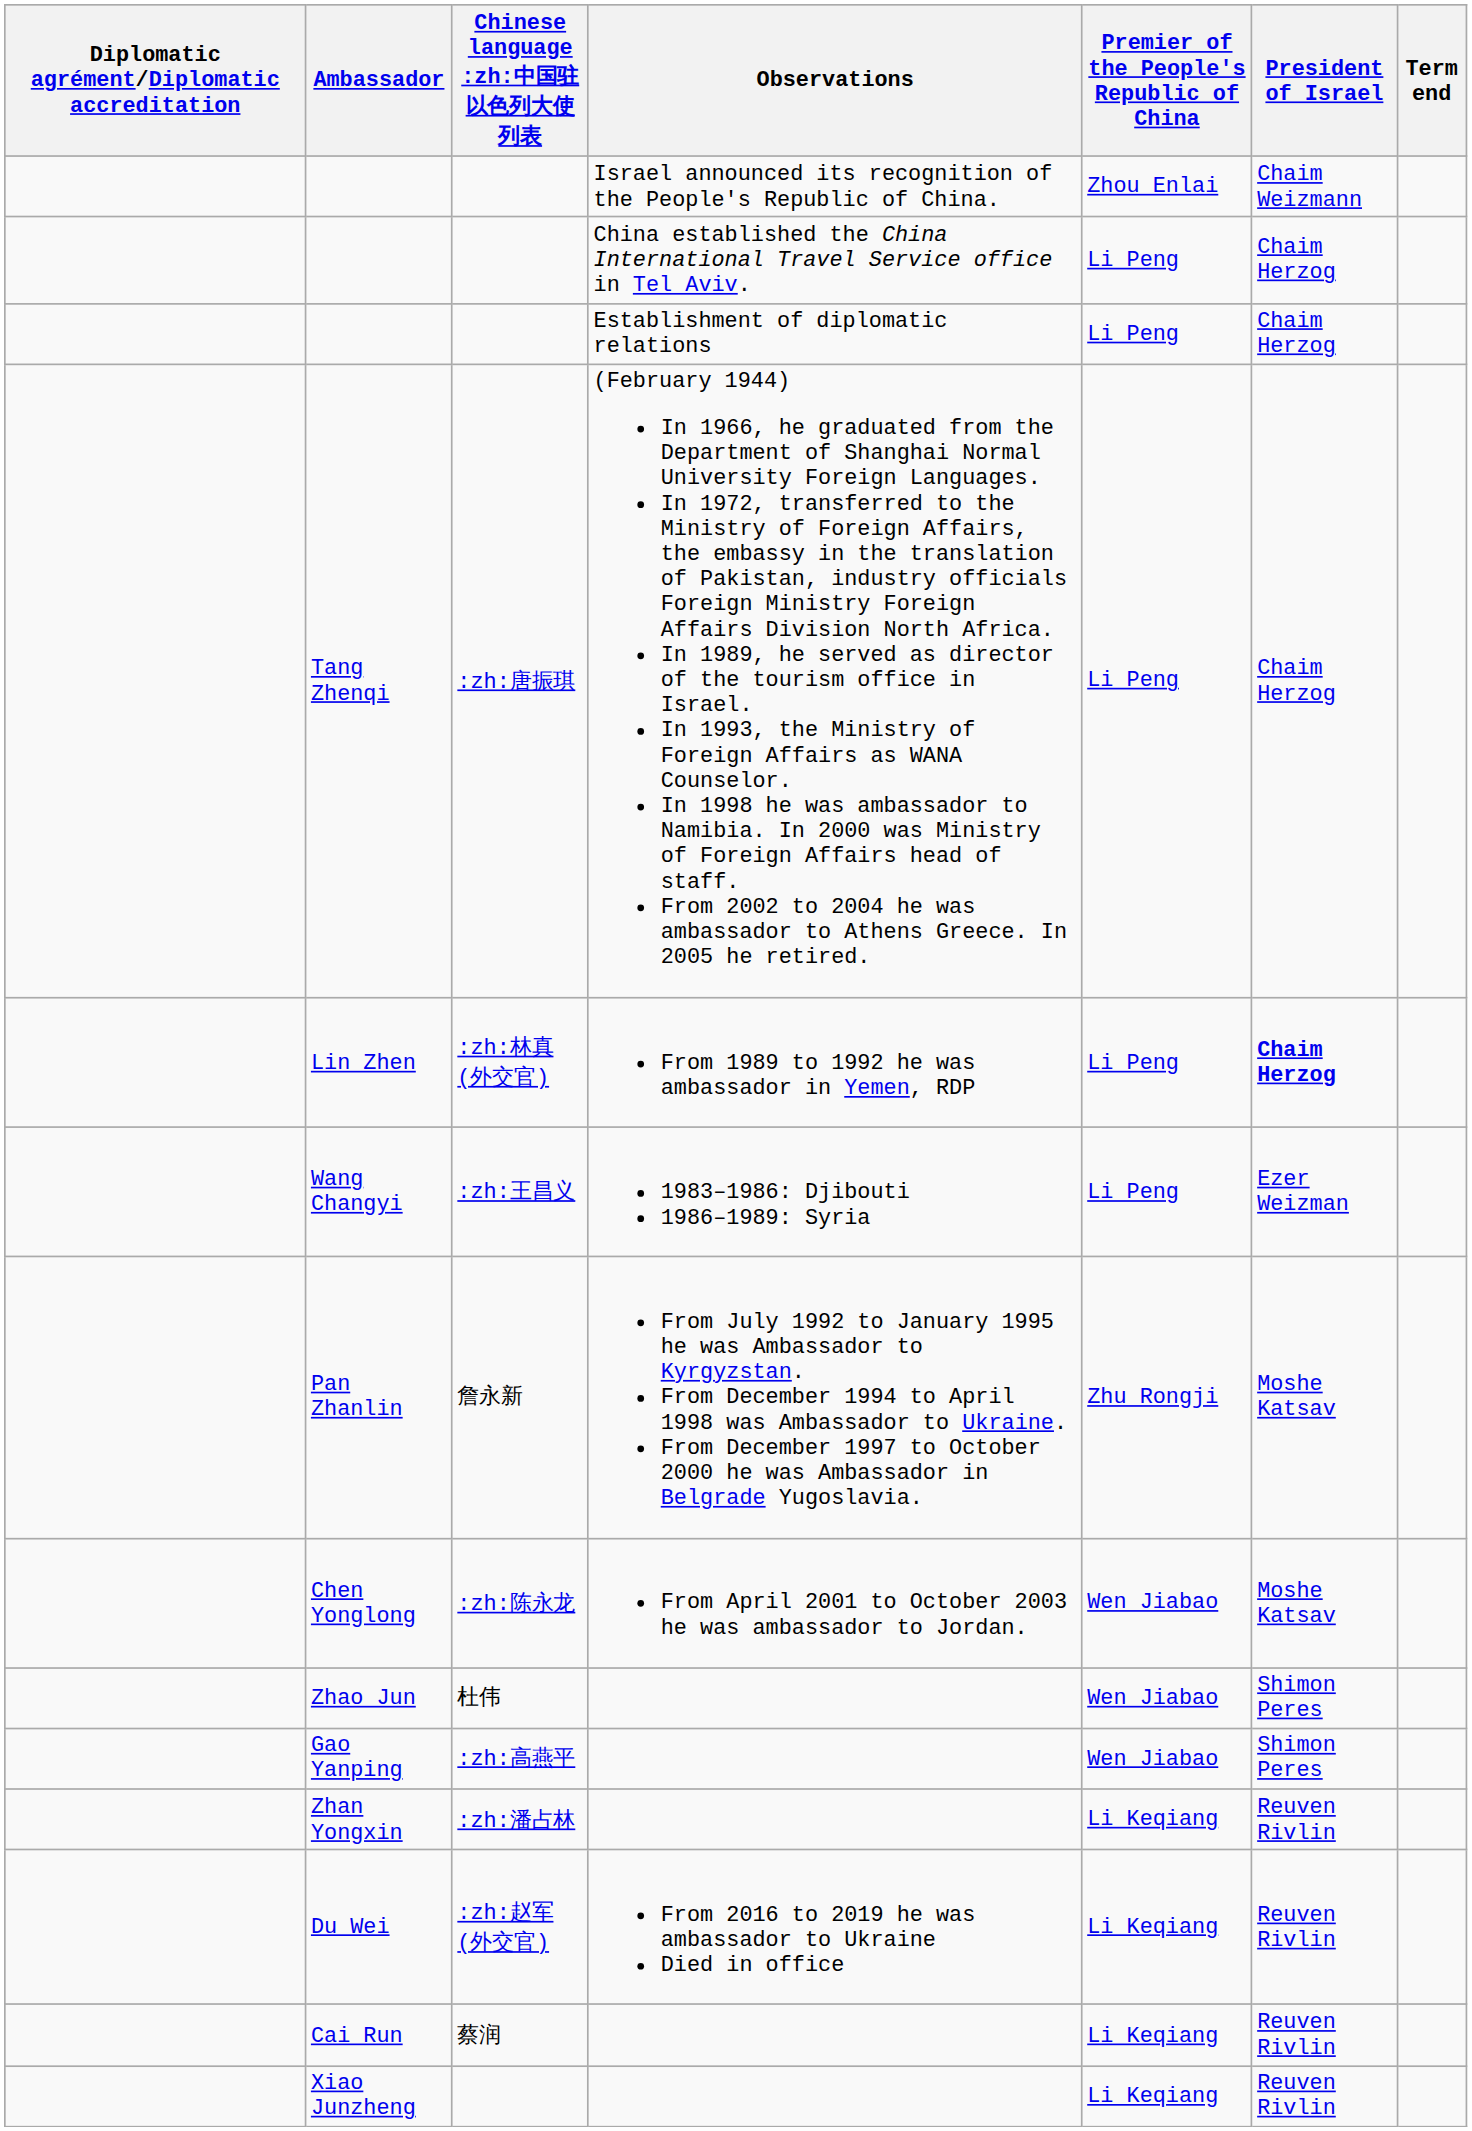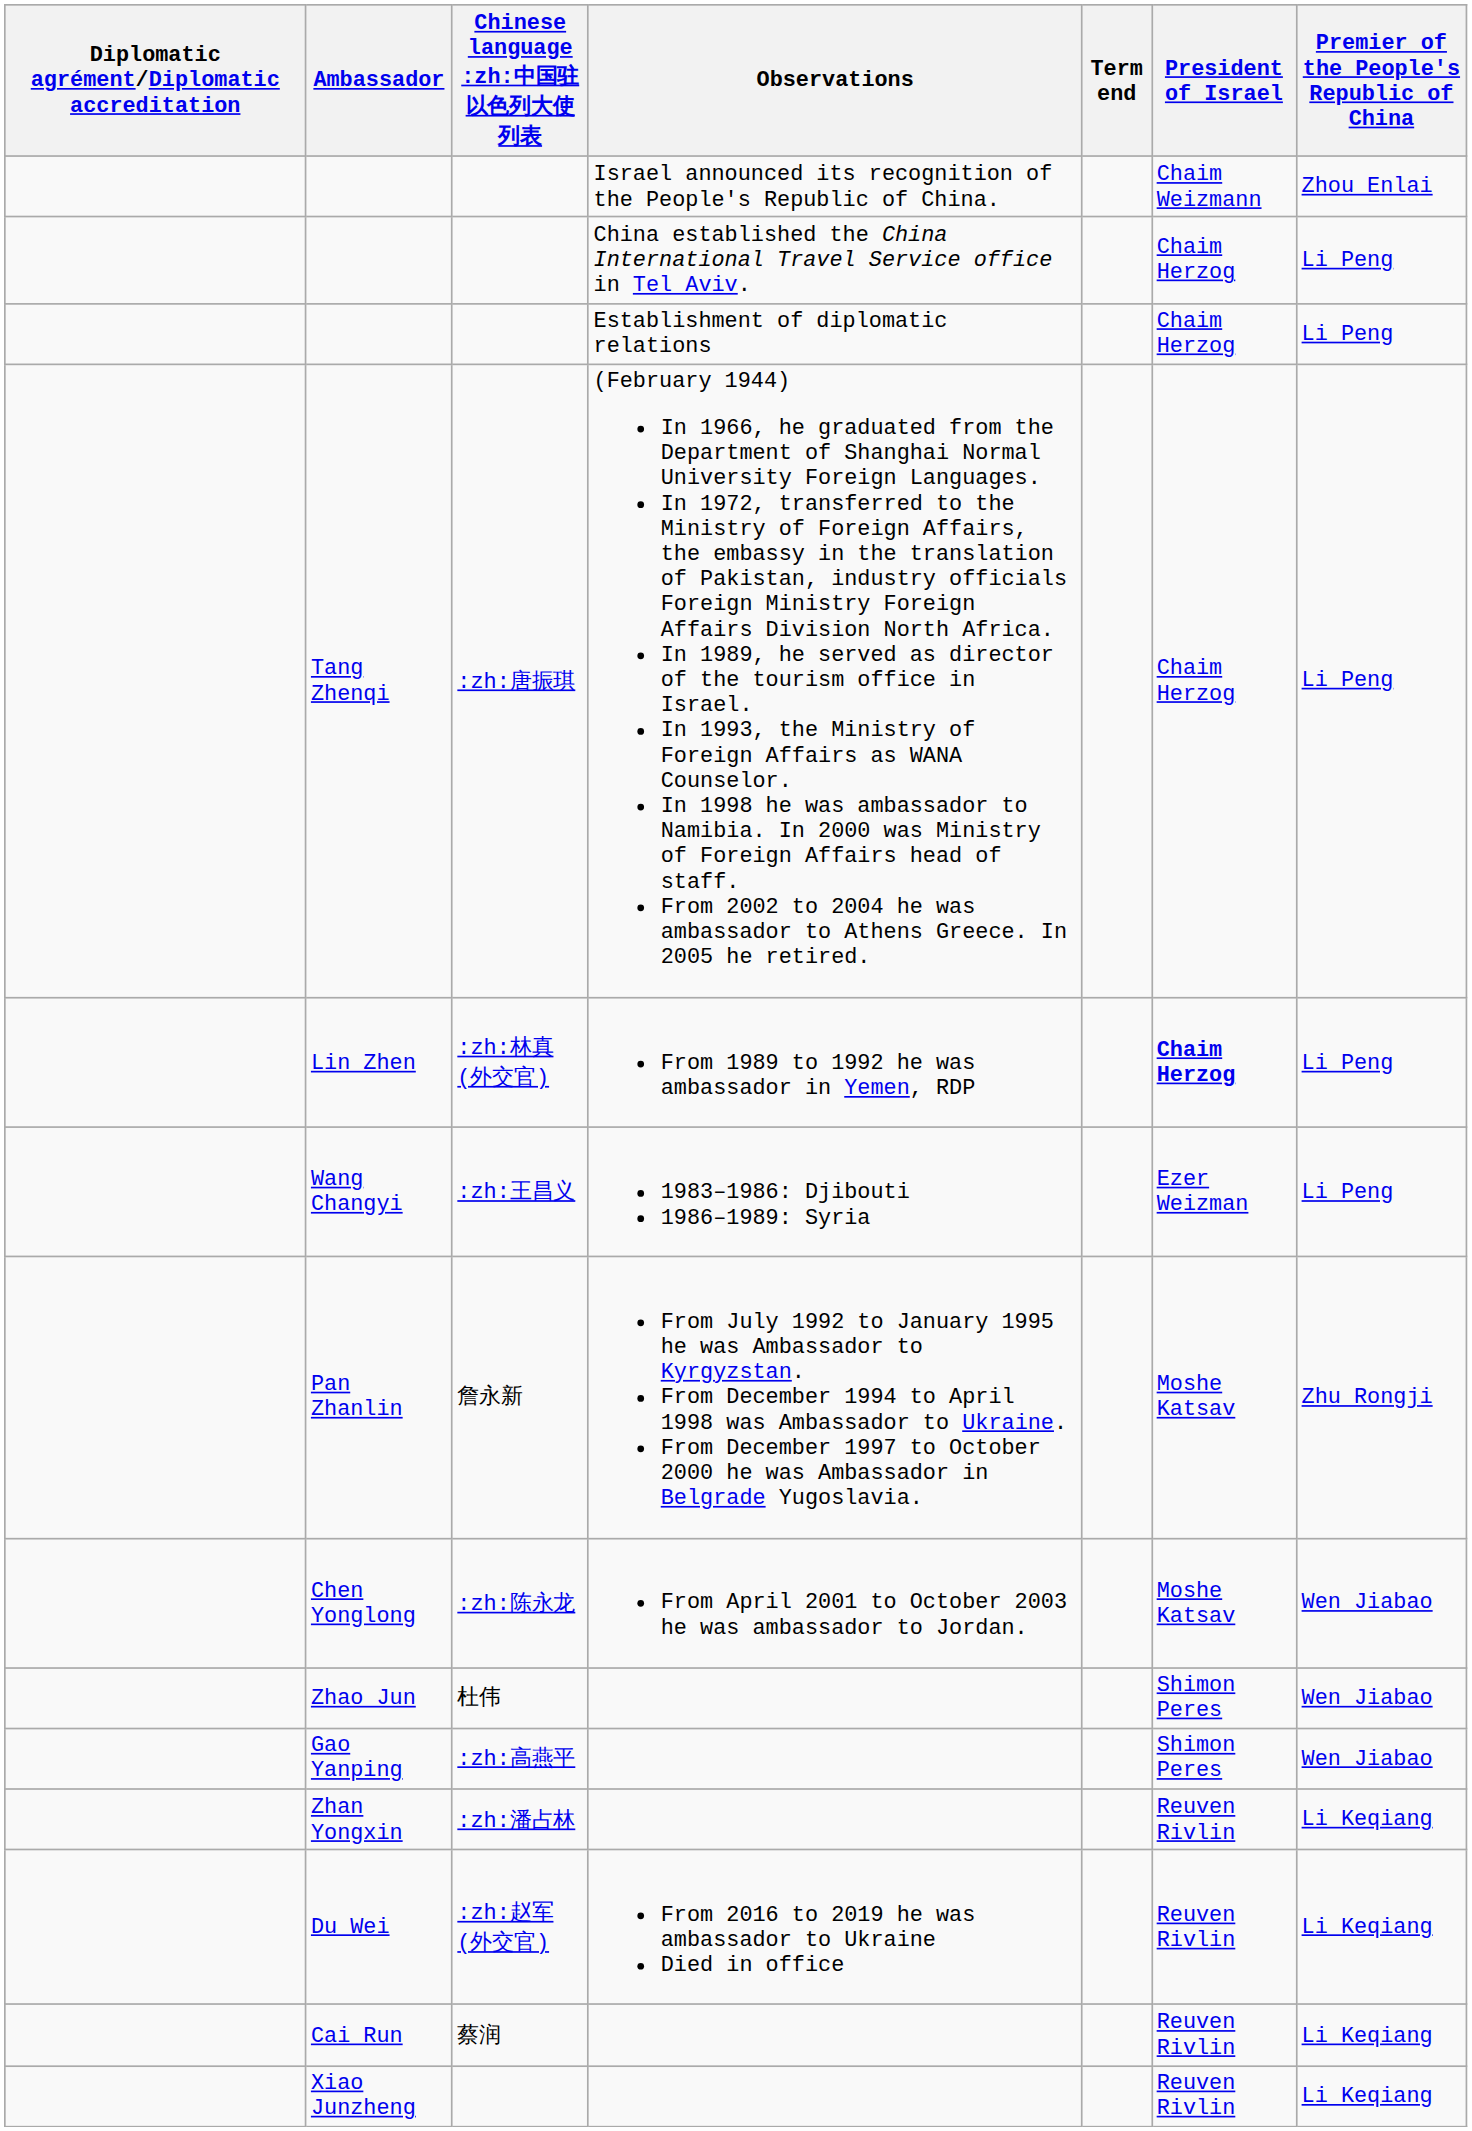columns swapped: (1167, 81) <-> (1432, 81)
